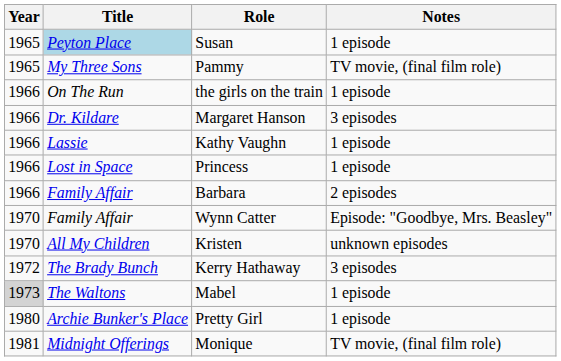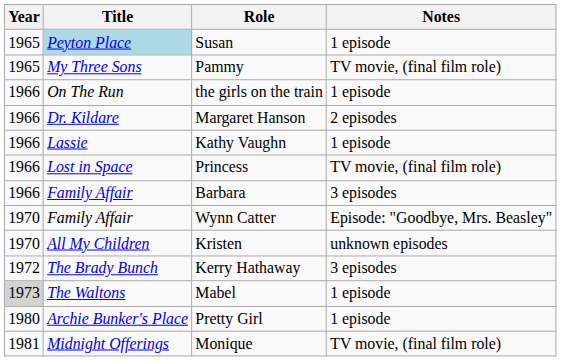(363, 117) 3 episodes -> (363, 117) 2 episodes
(360, 167) 1 episode -> (416, 167) TV movie, (final film role)
(363, 192) 2 episodes -> (363, 192) 3 episodes
